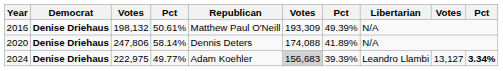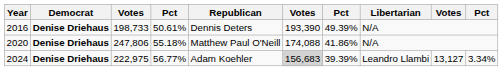(131, 28) 198,132 -> (131, 28) 198,733
(236, 28) Matthew Paul O'Neill -> (221, 28) Dennis Deters
(303, 28) 193,309 -> (303, 28) 193,390
(170, 43) 58.14% -> (170, 43) 55.18%
(221, 43) Dennis Deters -> (236, 43) Matthew Paul O'Neill
(341, 43) 41.89% -> (341, 43) 41.86%
(170, 58) 49.77% -> (170, 58) 56.77%
(482, 58) bold -> (482, 58) normal
